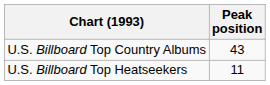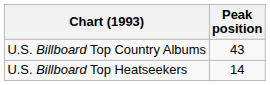(237, 70) 11 -> (237, 70) 14
